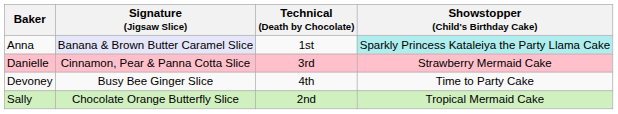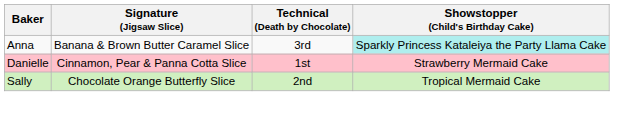(155, 44) lavender background -> (152, 44) no background
(306, 44) 1st -> (303, 44) 3rd
(306, 63) 3rd -> (303, 63) 1st
- row: (30, 81)
